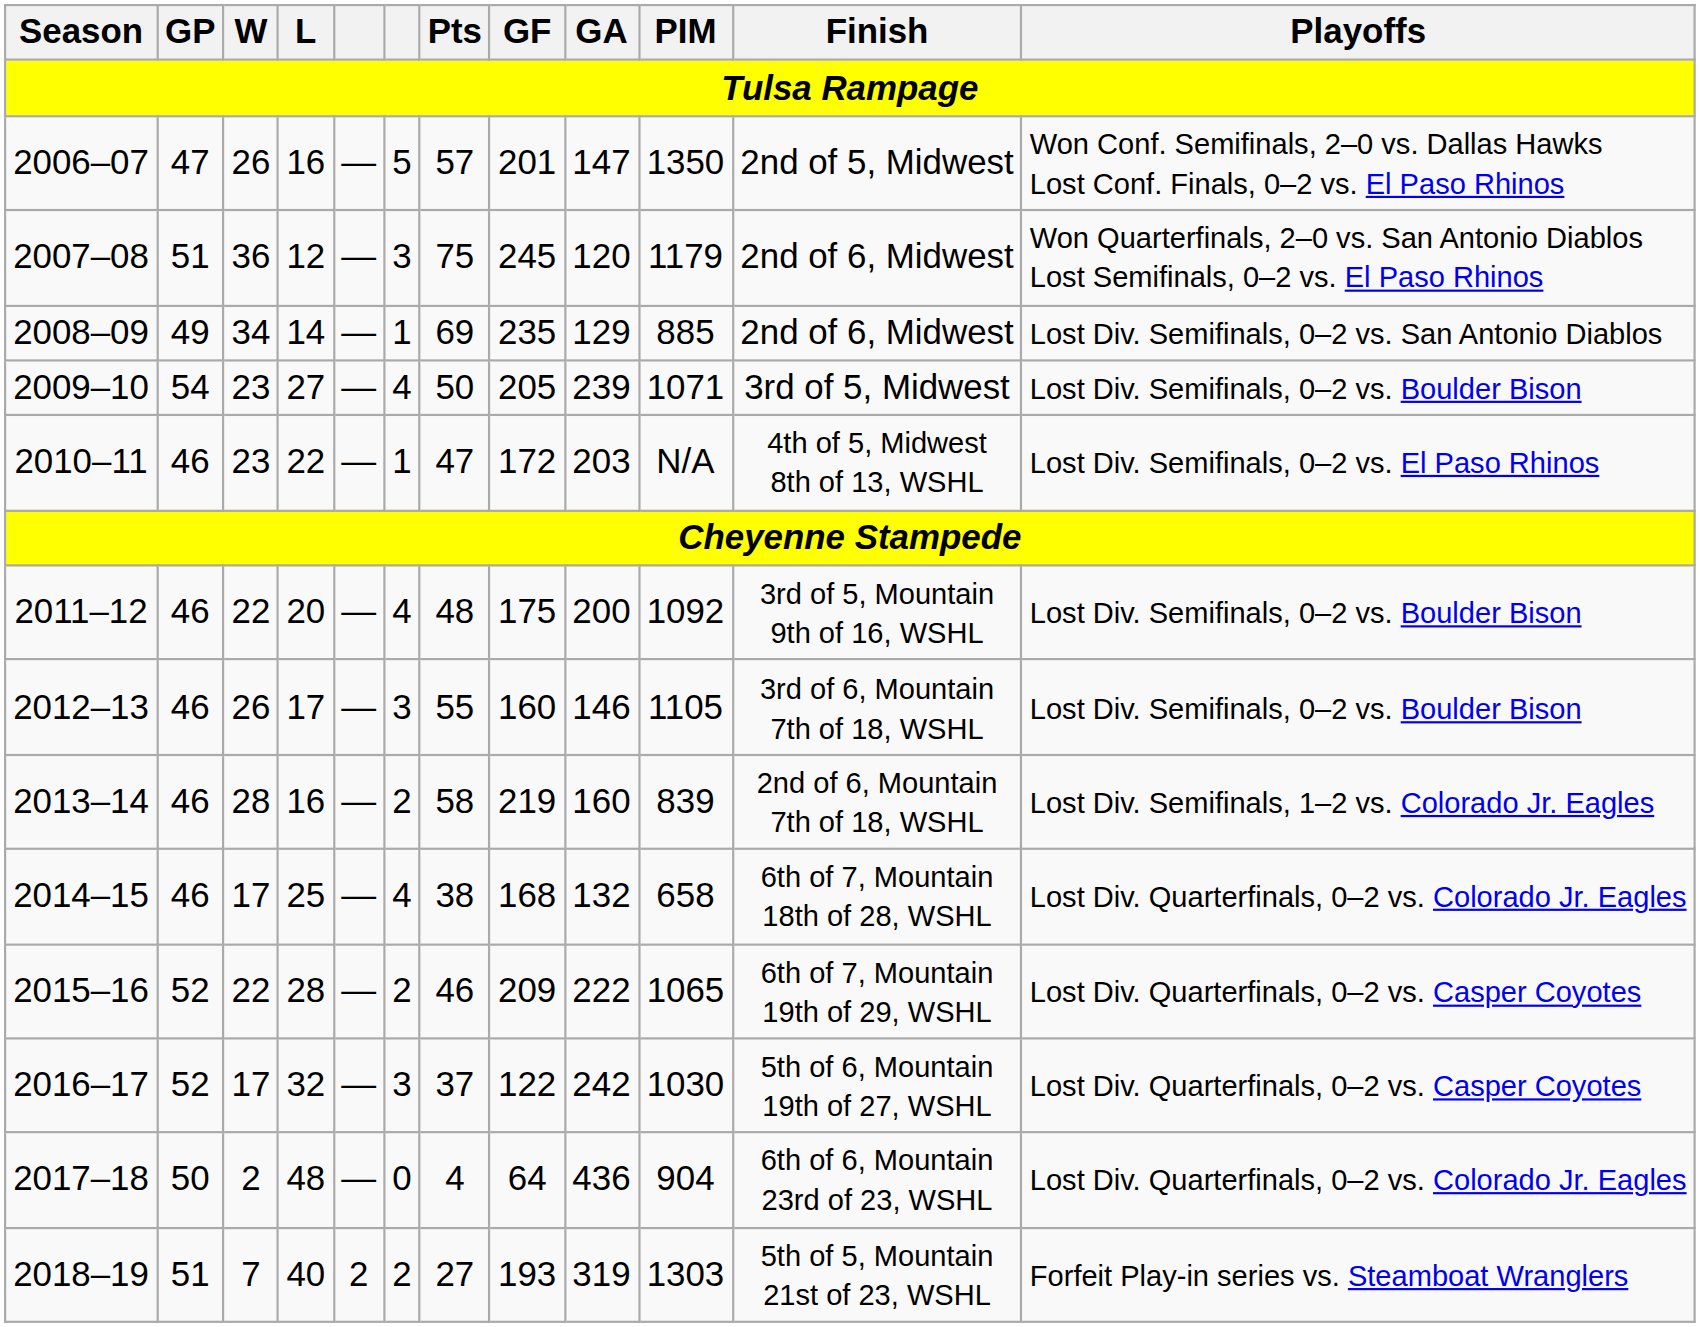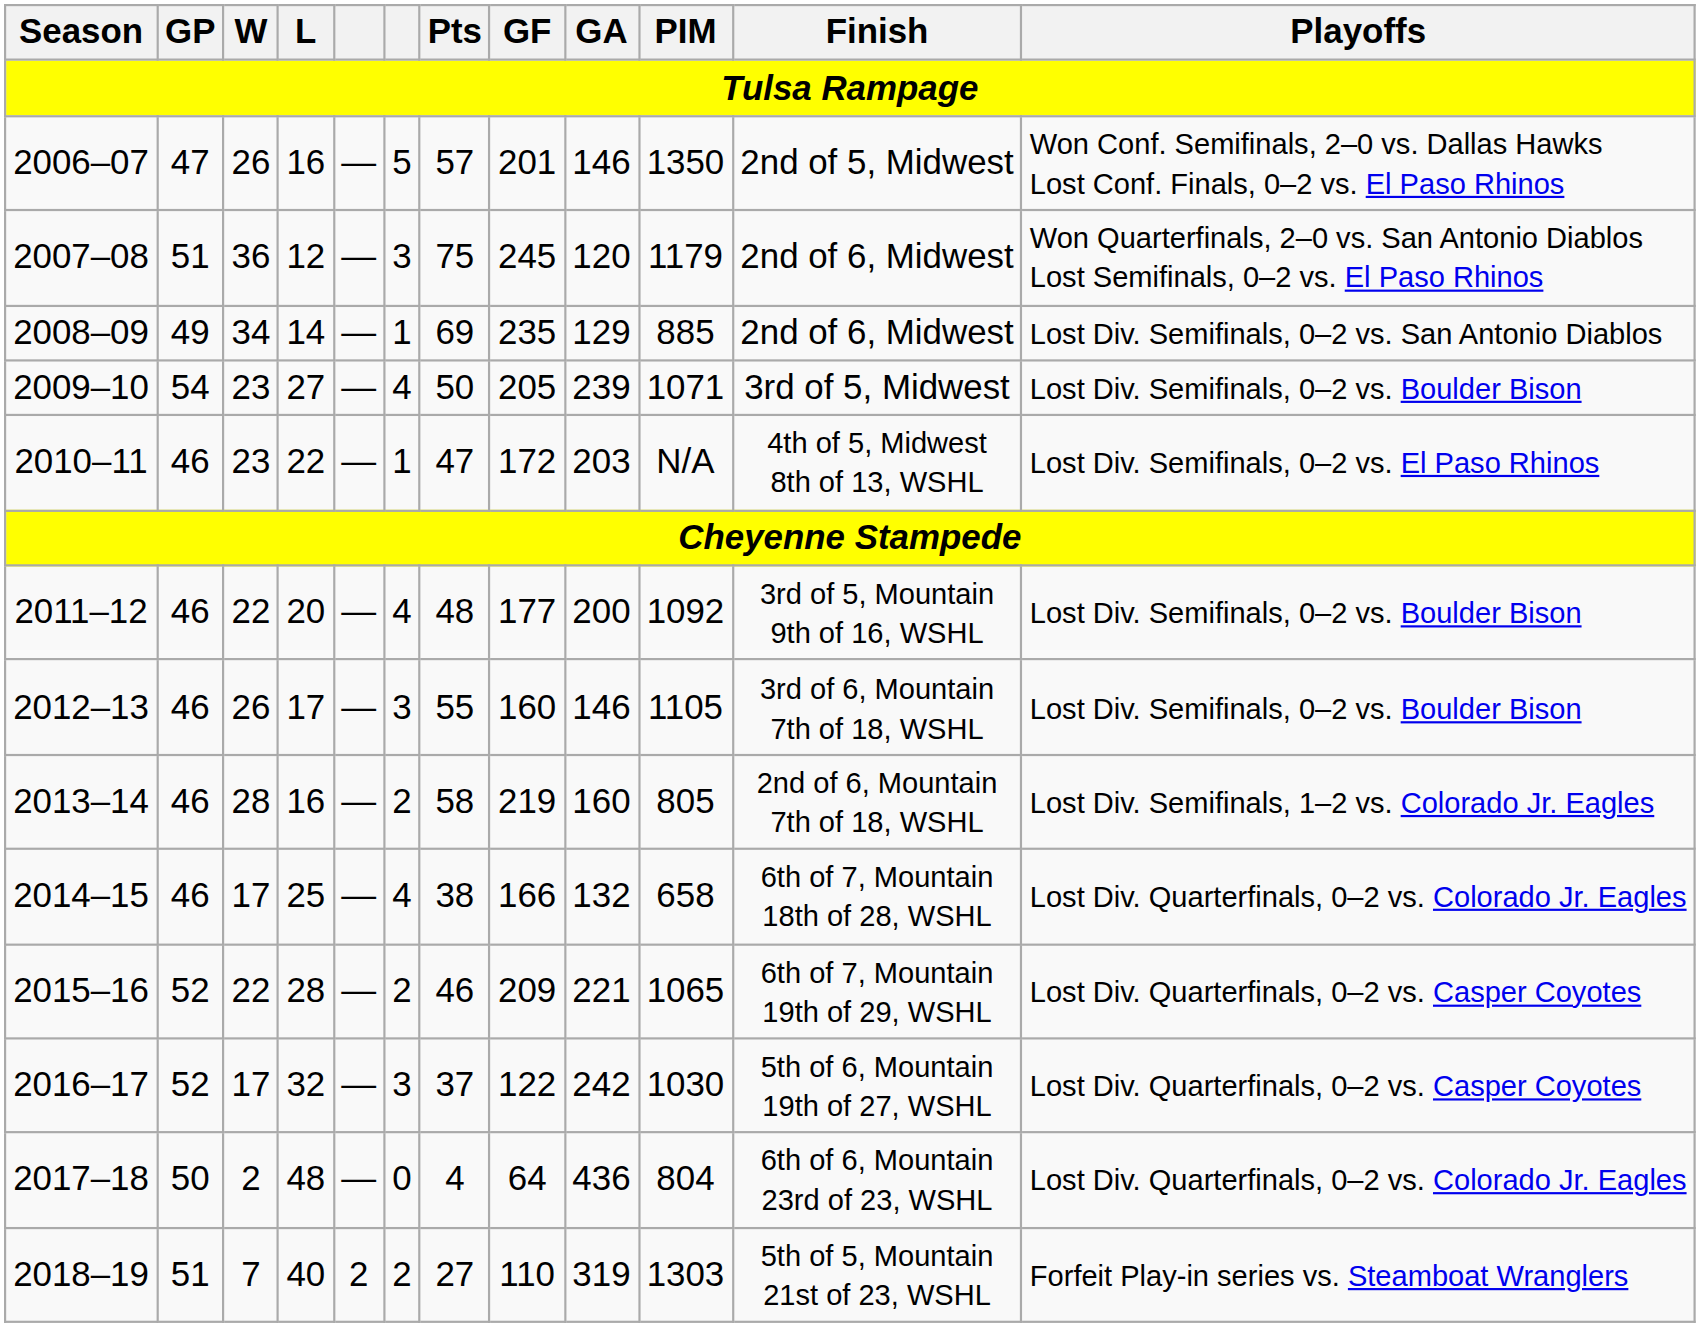(601, 162) 147 -> (601, 162) 146
(527, 612) 175 -> (527, 612) 177
(685, 801) 839 -> (685, 801) 805
(527, 895) 168 -> (527, 895) 166
(601, 990) 222 -> (601, 990) 221
(685, 1179) 904 -> (685, 1179) 804
(527, 1273) 193 -> (527, 1273) 110
